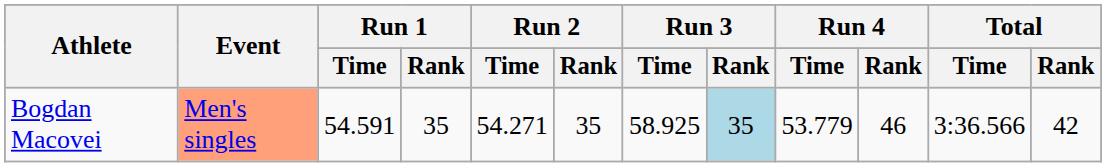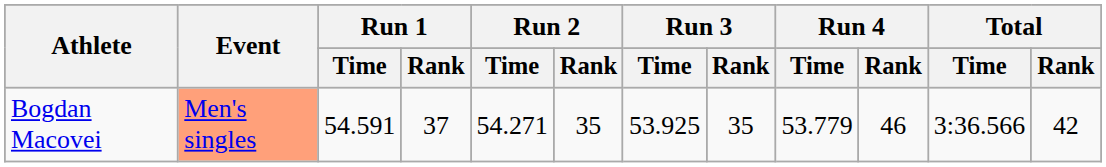(436, 124) 35 -> (436, 124) 37
(665, 124) 58.925 -> (665, 124) 53.925
(741, 124) lightblue background -> (741, 124) no background
